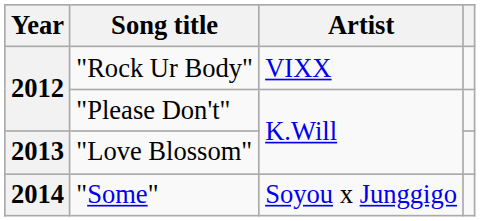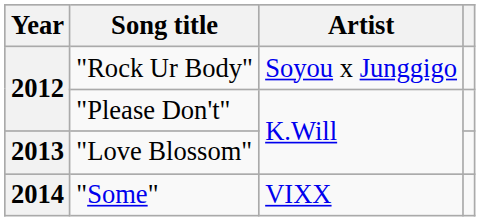(298, 67) VIXX -> (361, 67) Soyou x Junggigo
(361, 194) Soyou x Junggigo -> (298, 194) VIXX
